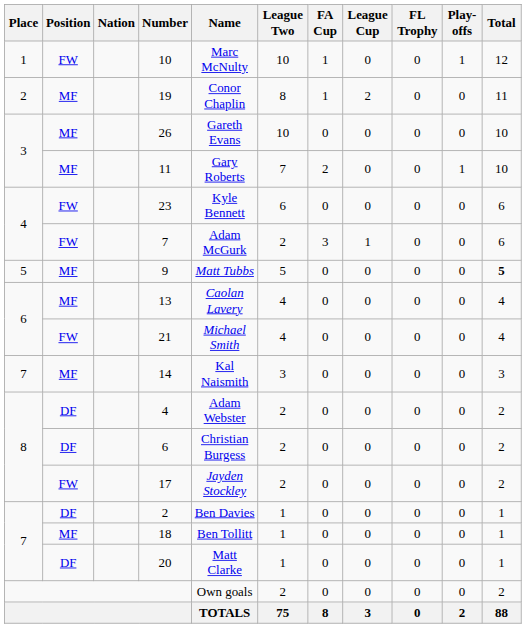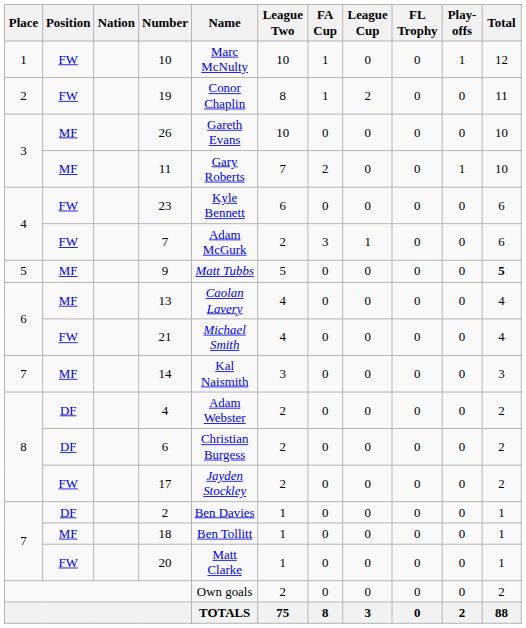(68, 96) MF -> (68, 96) FW
(68, 562) DF -> (68, 562) FW
